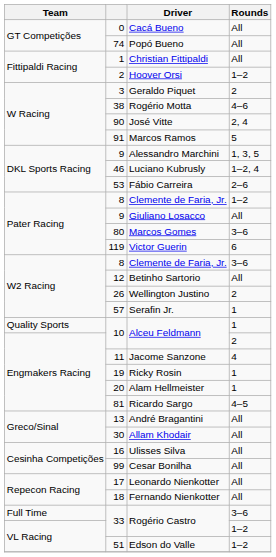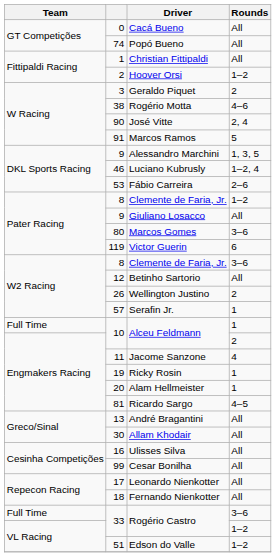(38, 325) Quality Sports -> (27, 325) Full Time
